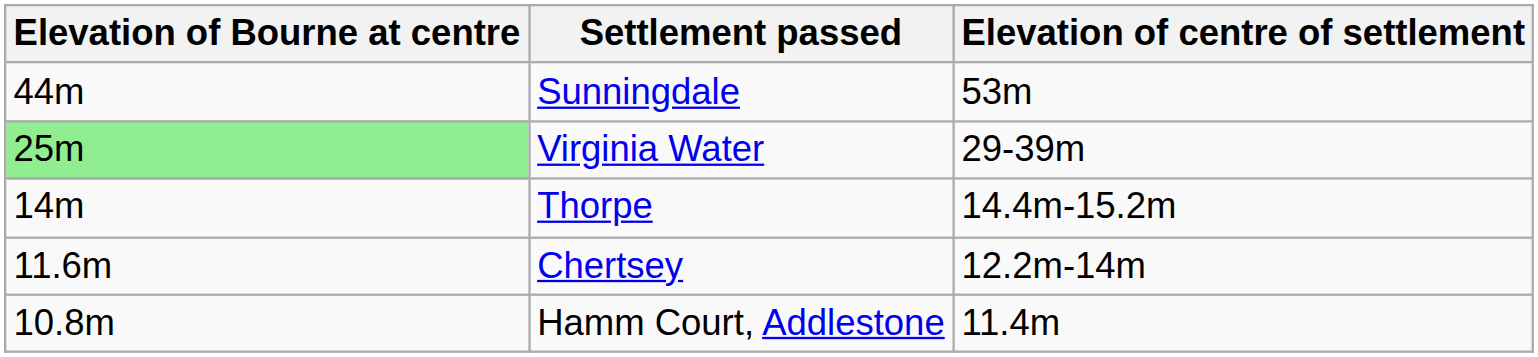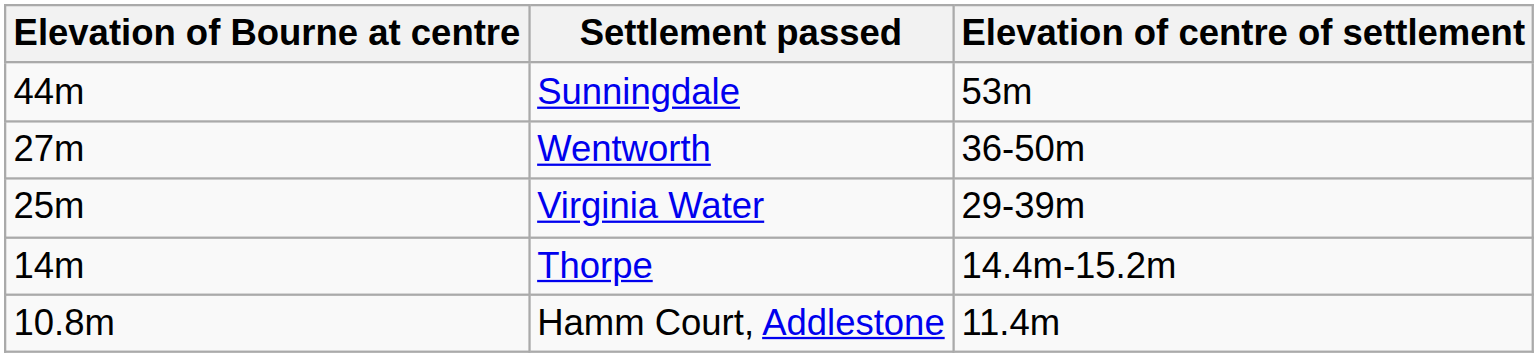+ row: (624, 149)
(49, 149) lightgreen background -> (49, 206) no background
- row: (610, 264)
